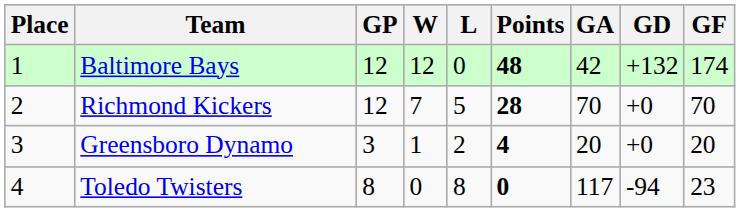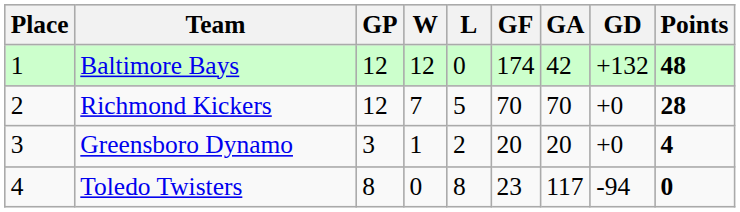columns swapped: (709, 24) <-> (530, 24)
